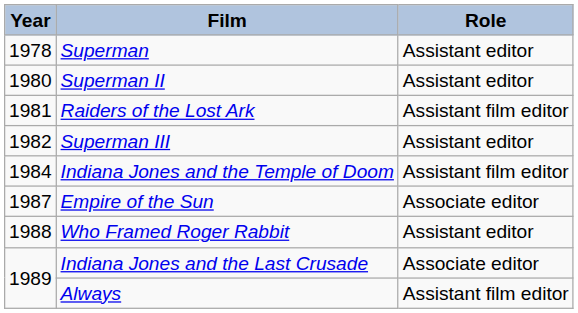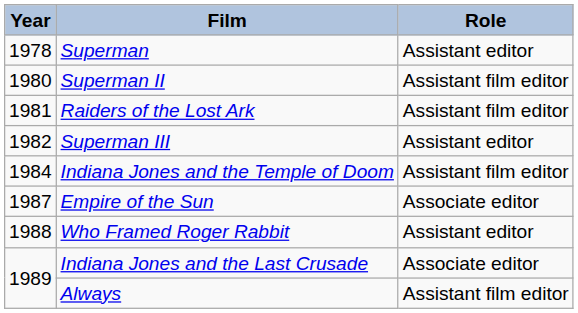(468, 81) Assistant editor -> (486, 81) Assistant film editor
